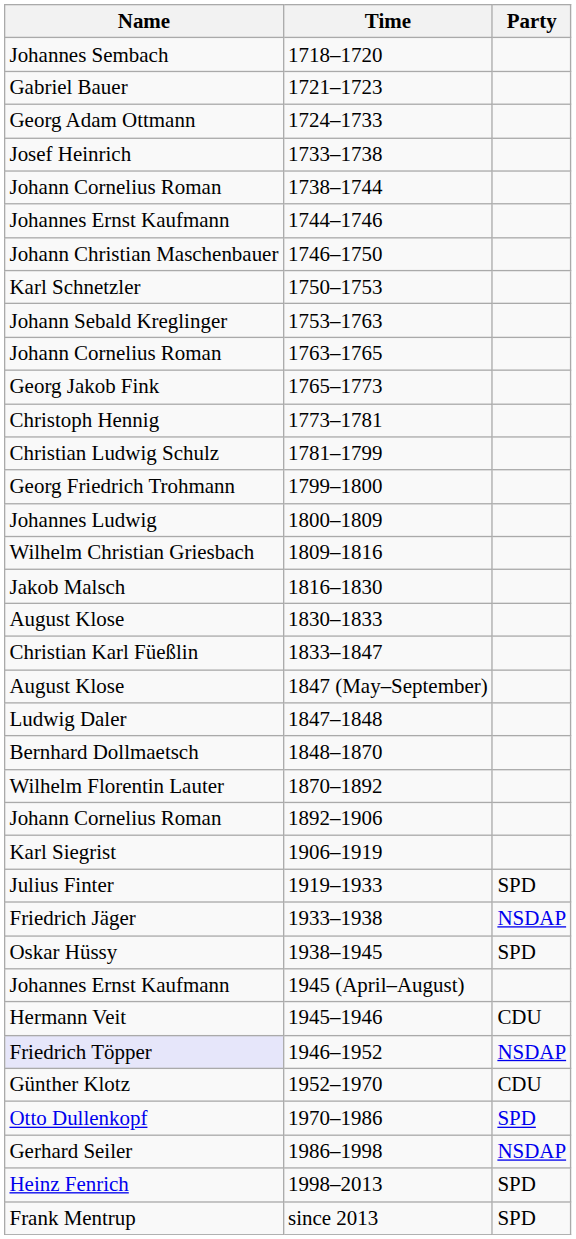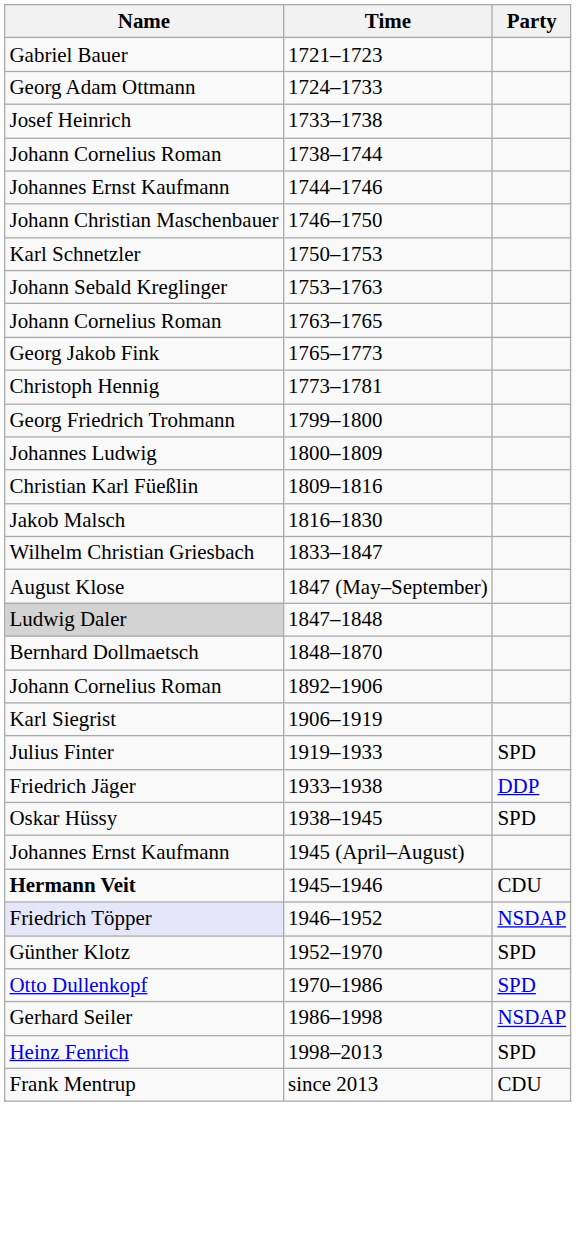- row: (335, 54)
- row: (335, 453)
(132, 552) Wilhelm Christian Griesbach -> (104, 486) Christian Karl Füeßlin
- row: (335, 619)
(104, 652) Christian Karl Füeßlin -> (132, 552) Wilhelm Christian Griesbach
(68, 719) no background -> (68, 619) lightgrey background
- row: (335, 785)
(532, 918) NSDAP -> (518, 785) DDP
(68, 1018) normal -> (73, 885) bold
(520, 1084) CDU -> (517, 951) SPD
(517, 1217) SPD -> (520, 1084) CDU
